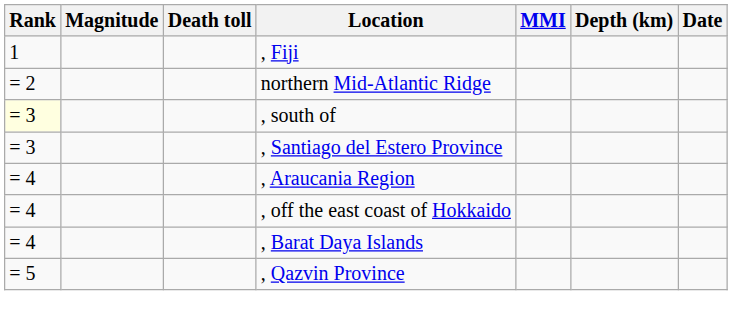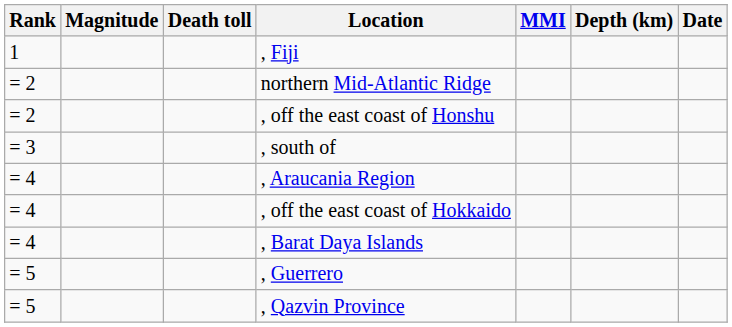+ row: (378, 115)
(22, 115) lightyellow background -> (22, 147) no background
- row: (382, 147)
+ row: (302, 274)
